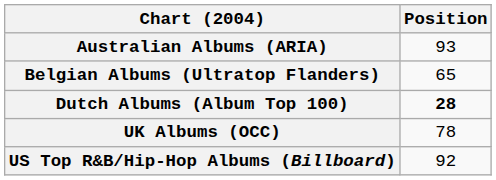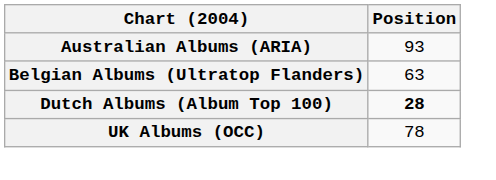(446, 76) 65 -> (414, 76) 63
- row: (202, 161)
